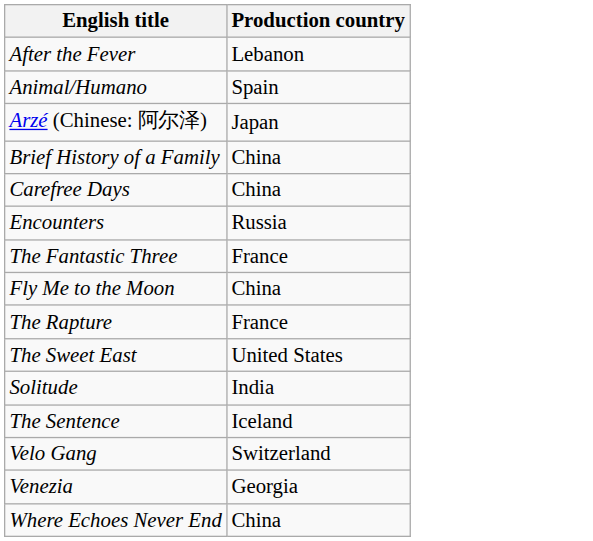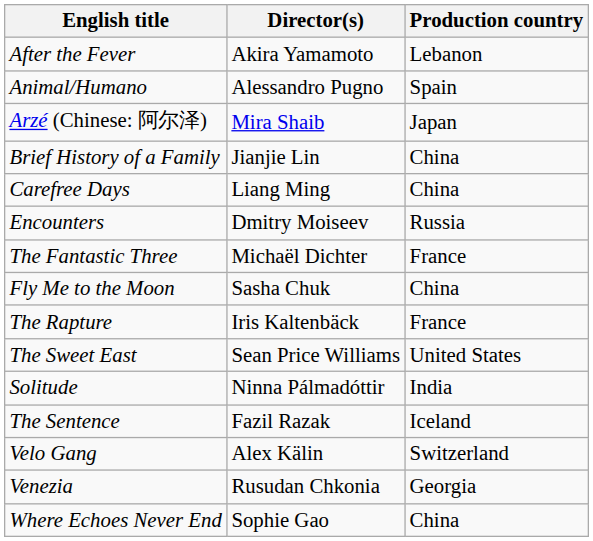+ column: (316, 20)
